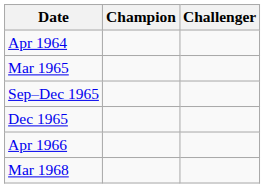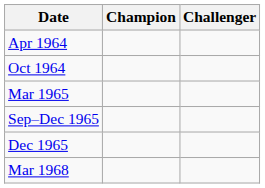+ row: (37, 68)
- row: (38, 145)
